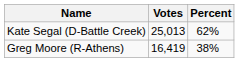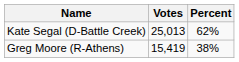(168, 48) 16,419 -> (168, 48) 15,419
